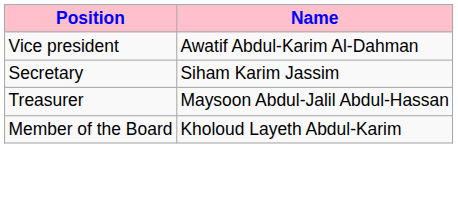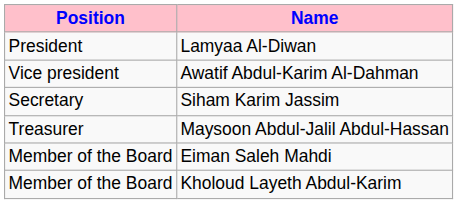+ row: (248, 45)
+ row: (256, 156)
